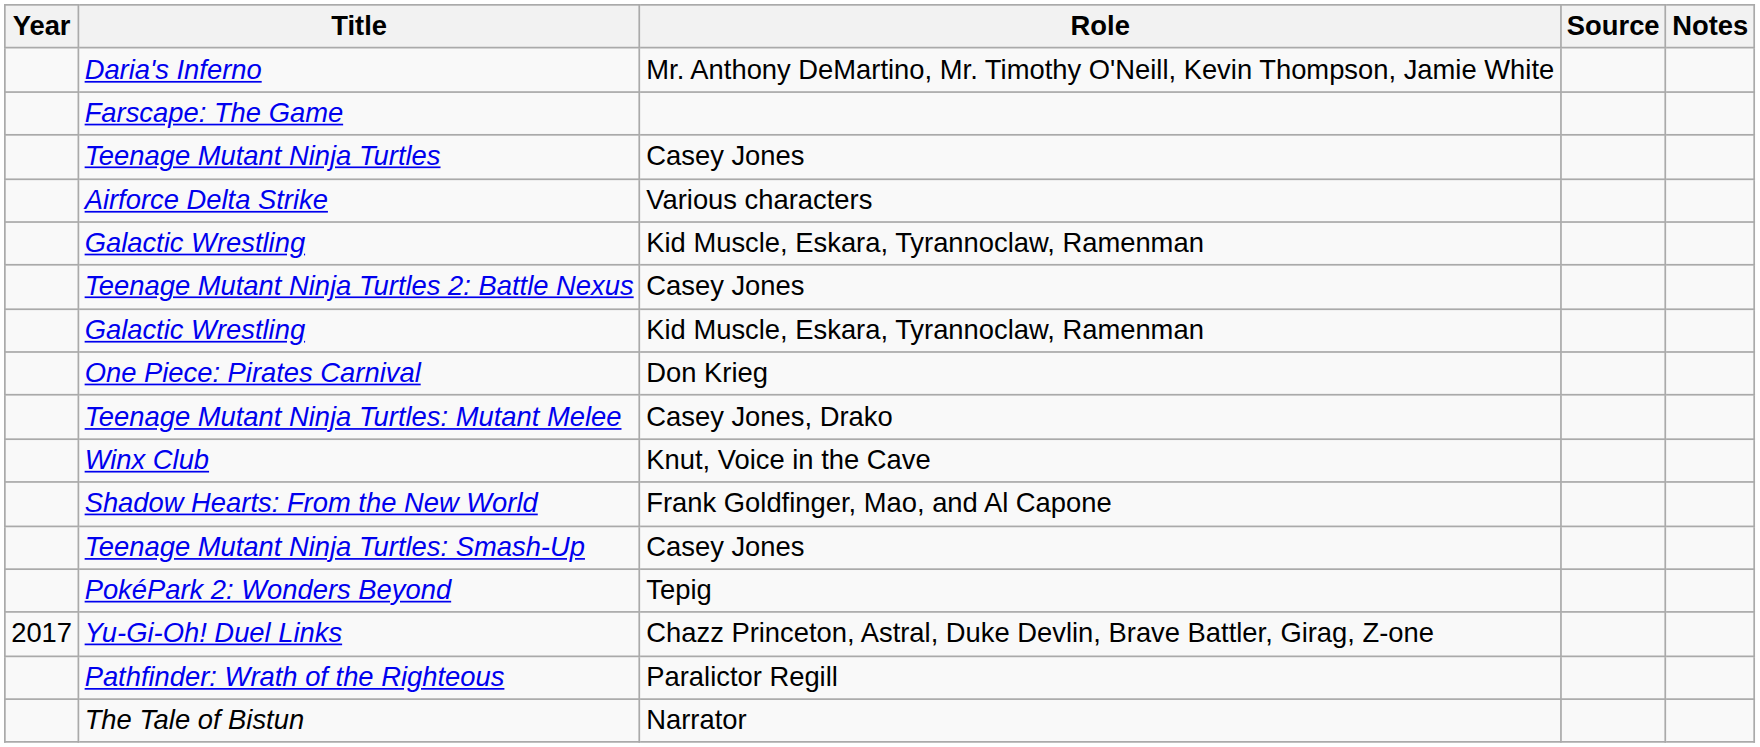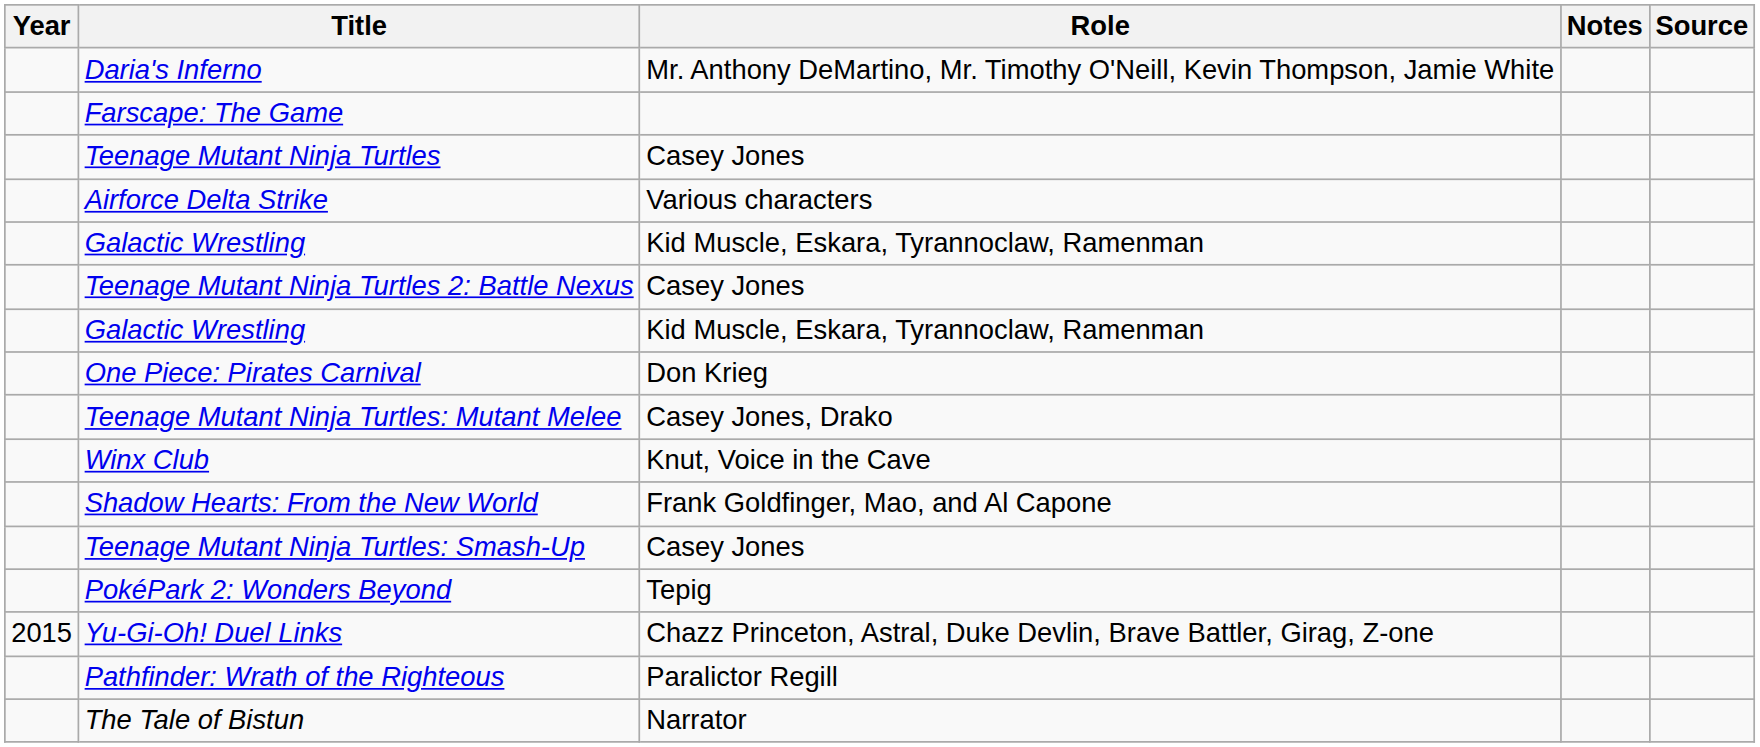columns swapped: (1710, 26) <-> (1613, 26)
(42, 633) 2017 -> (42, 633) 2015
